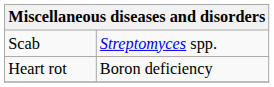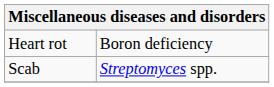rows swapped: (38, 69) <-> (24, 43)
